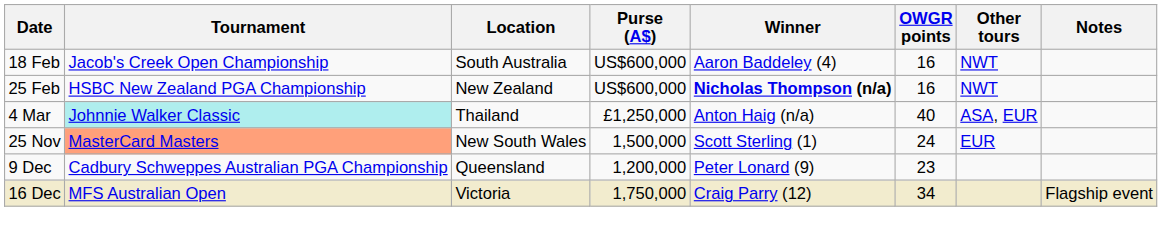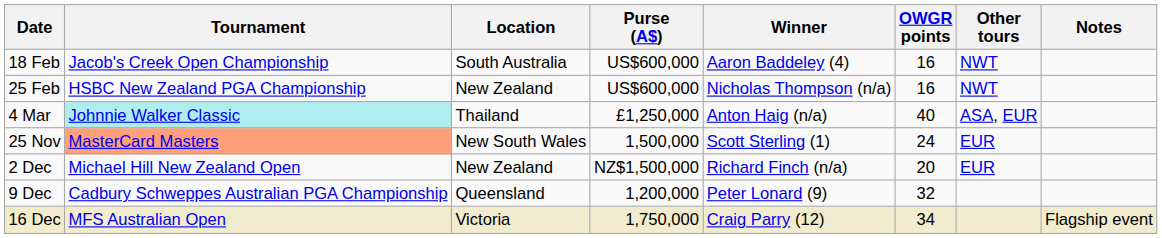(793, 89) bold -> (799, 89) normal
+ row: (30, 168)
(926, 168) 23 -> (926, 194) 32
